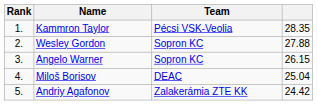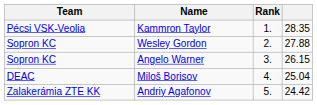columns swapped: (19, 12) <-> (217, 12)
